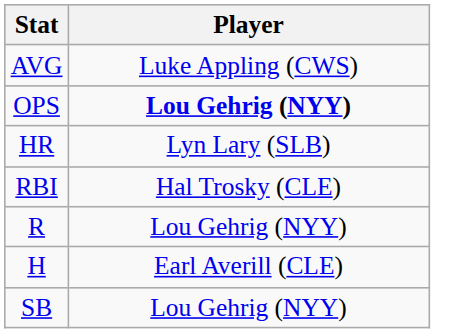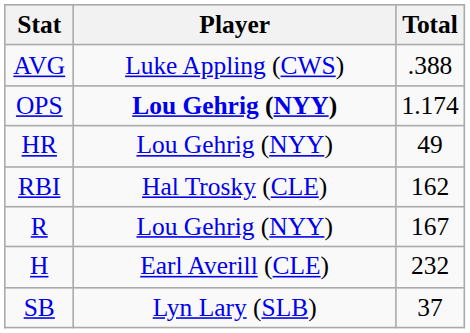+ column: (430, 24)
(248, 145) Lyn Lary (SLB) -> (235, 145) Lou Gehrig (NYY)
(248, 307) Lou Gehrig (NYY) -> (235, 307) Lyn Lary (SLB)
